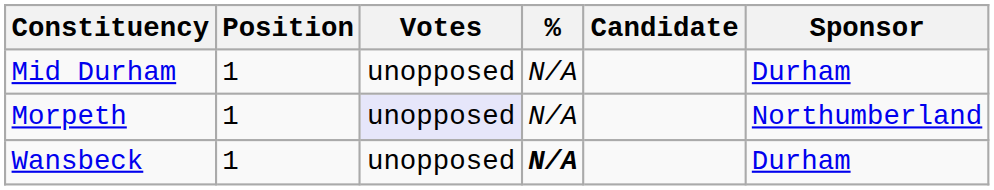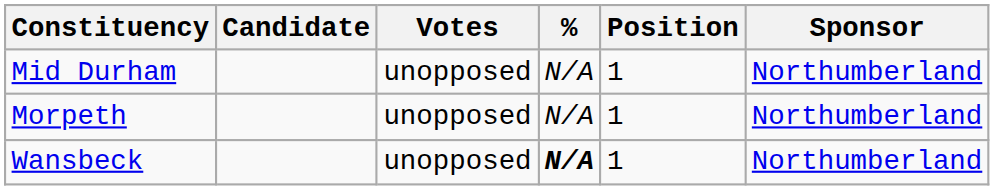columns swapped: (665, 27) <-> (288, 27)
(801, 72) Durham -> (867, 72) Northumberland
(441, 117) lavender background -> (457, 117) no background
(801, 162) Durham -> (867, 162) Northumberland
